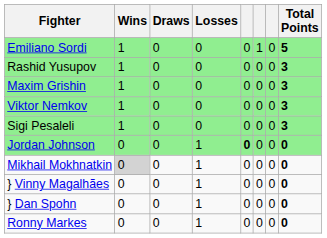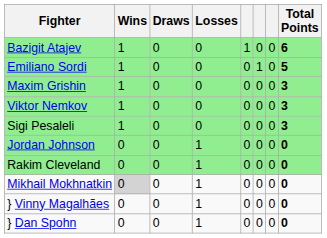+ row: (44, 47)
- row: (52, 67)
(247, 145) bold -> (247, 145) normal
+ row: (54, 164)
- row: (47, 223)
